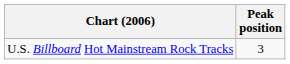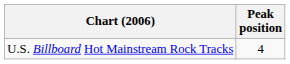(261, 48) 3 -> (261, 48) 4
